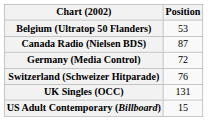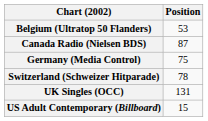(183, 60) 72 -> (183, 60) 75
(183, 76) 76 -> (183, 76) 78
